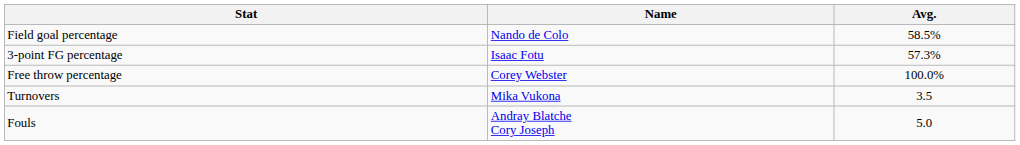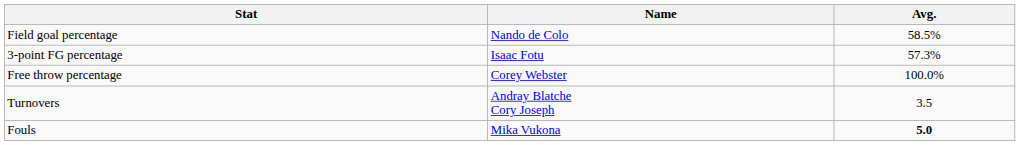(526, 95) Mika Vukona -> (531, 103) Andray Blatche Cory Joseph
(531, 123) Andray Blatche Cory Joseph -> (526, 130) Mika Vukona
(924, 123) normal -> (924, 130) bold
